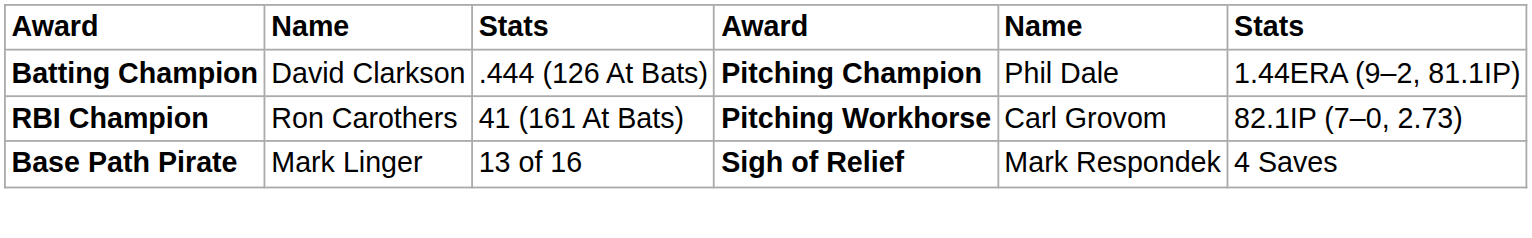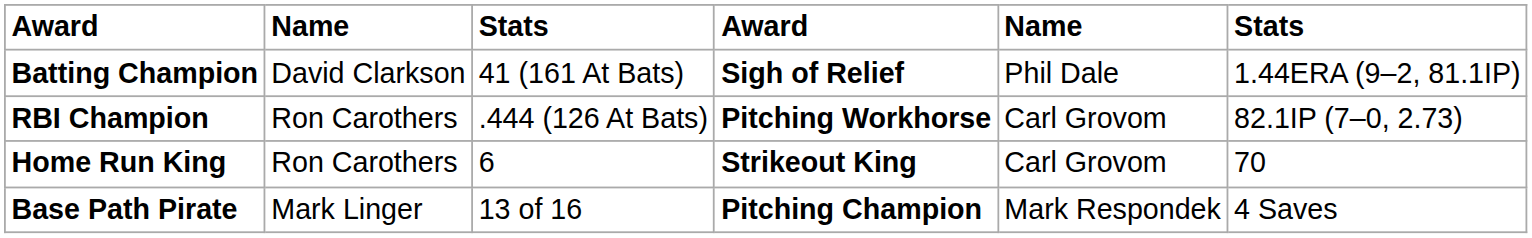(593, 72) .444 (126 At Bats) -> (581, 72) 41 (161 At Bats)
(852, 72) Pitching Champion -> (813, 72) Sigh of Relief
(581, 118) 41 (161 At Bats) -> (593, 118) .444 (126 At Bats)
+ row: (119, 163)
(813, 163) Sigh of Relief -> (852, 208) Pitching Champion
